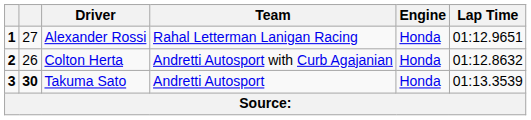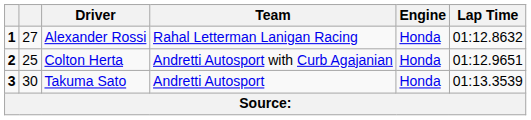(488, 37) 01:12.9651 -> (488, 37) 01:12.8632
(30, 59) 26 -> (30, 59) 25
(488, 59) 01:12.8632 -> (488, 59) 01:12.9651
(30, 81) bold -> (30, 81) normal
